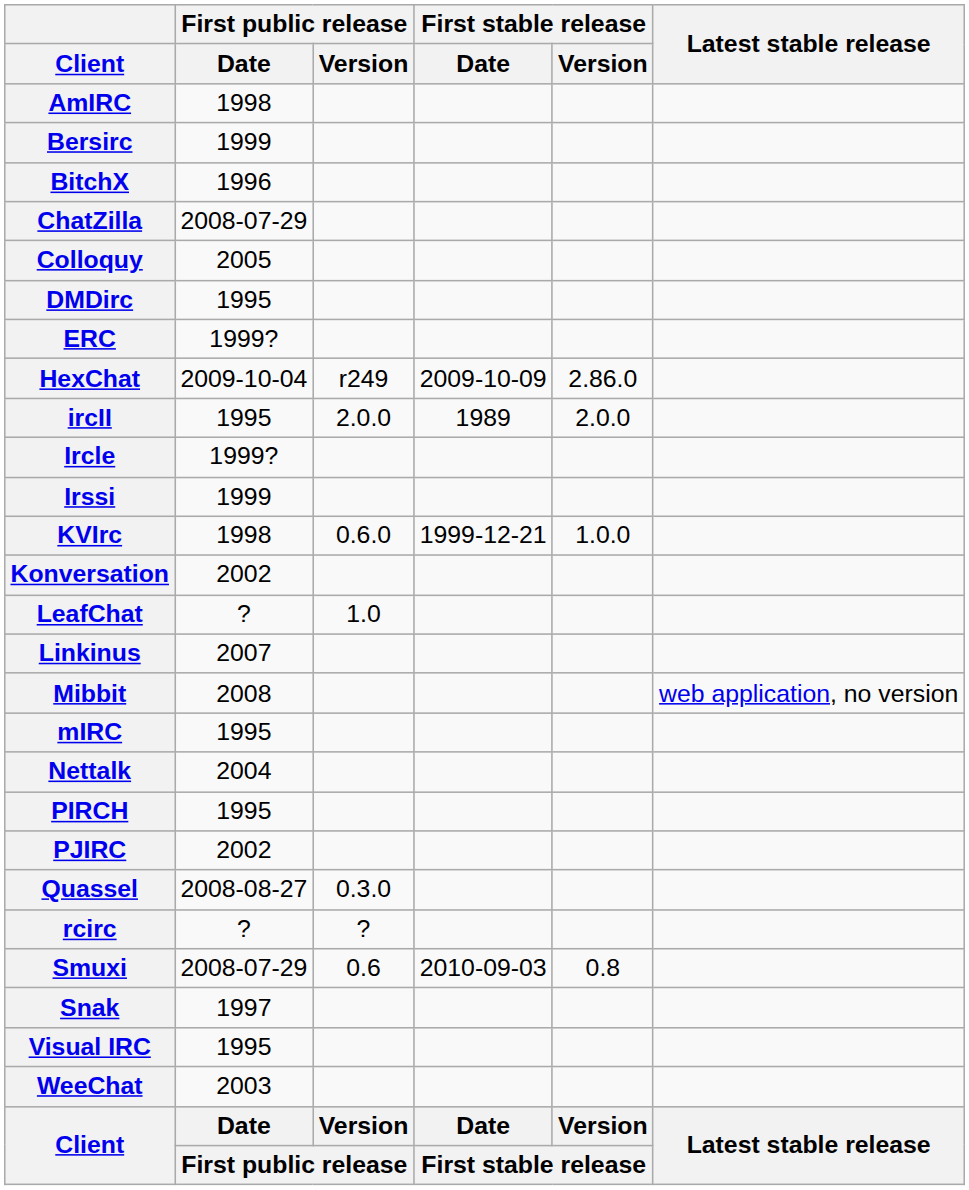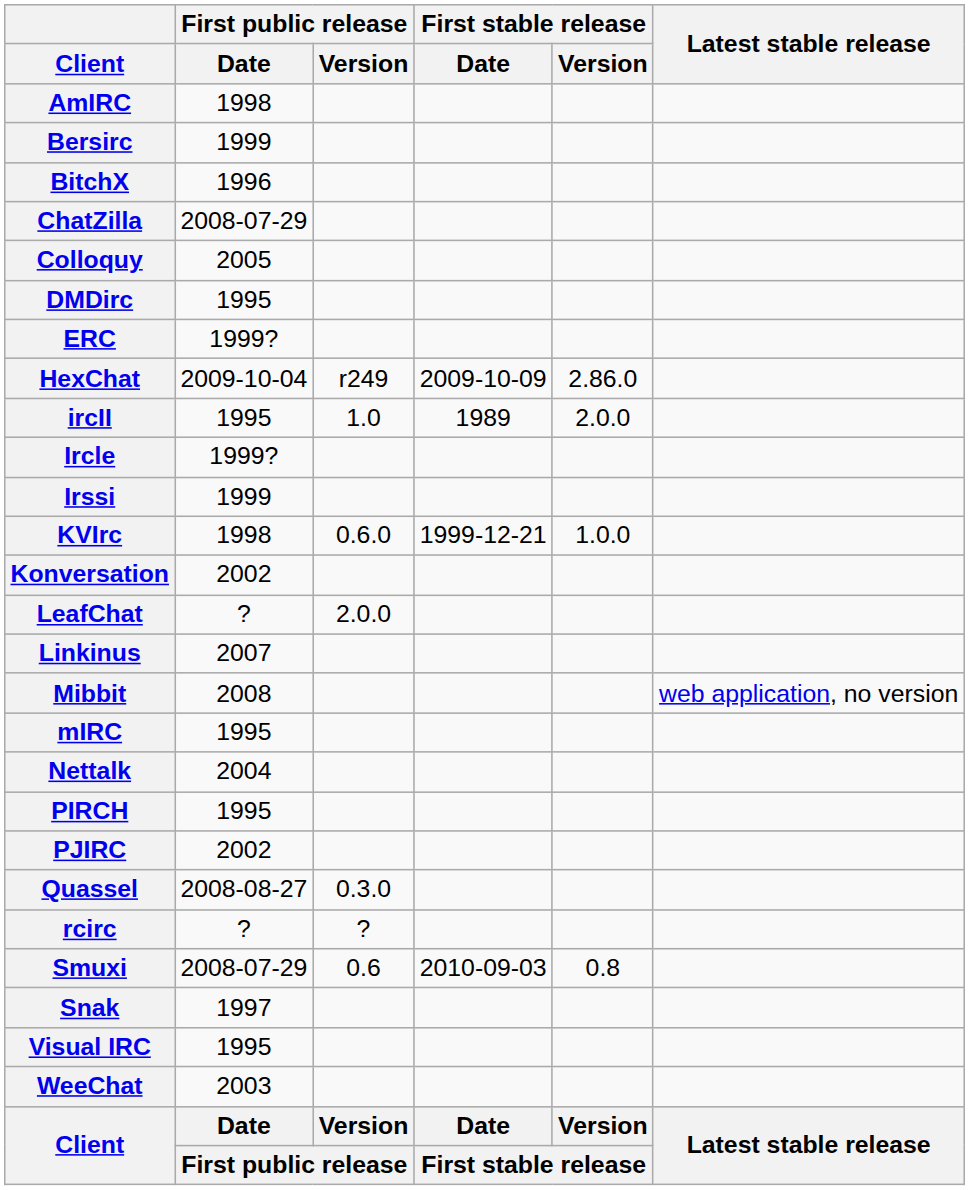(364, 417) 2.0.0 -> (364, 417) 1.0
(364, 614) 1.0 -> (364, 614) 2.0.0
